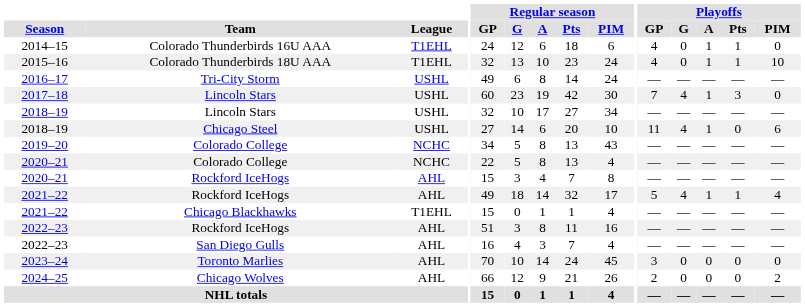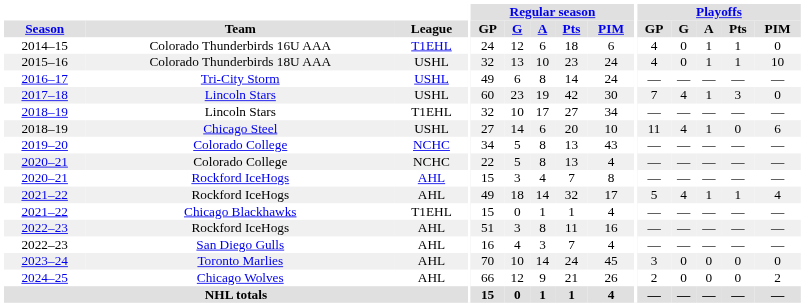(431, 62) T1EHL -> (431, 62) USHL
(431, 111) USHL -> (431, 111) T1EHL
